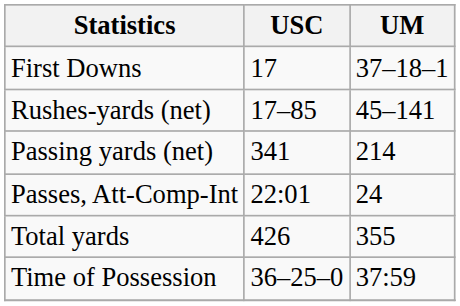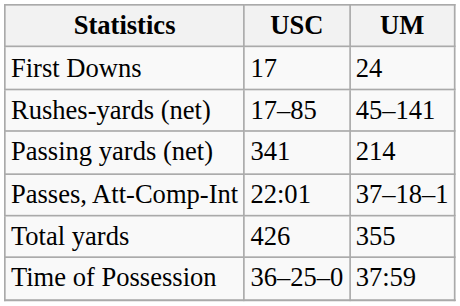(402, 67) 37–18–1 -> (369, 67) 24
(369, 194) 24 -> (402, 194) 37–18–1
